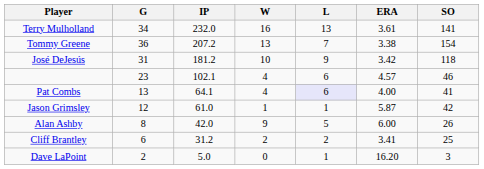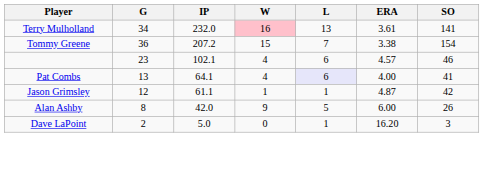(265, 28) no background -> (265, 28) pink background
(265, 44) 13 -> (265, 44) 15
- row: (59, 60)
(204, 108) 61.0 -> (204, 92) 61.1
(387, 108) 5.87 -> (387, 92) 4.87
- row: (59, 140)
